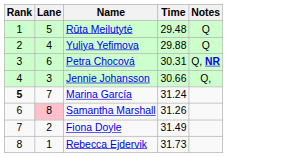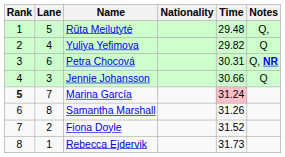+ column: (187, 12)
(206, 29) Q -> (264, 29) Q,
(173, 45) 29.88 -> (231, 45) 29.82
(206, 78) Q, -> (264, 78) Q
(173, 95) no background -> (231, 95) pink background
(49, 111) pink background -> (49, 111) no background
(173, 128) 31.49 -> (231, 128) 31.52
